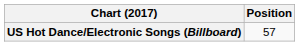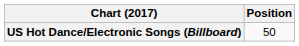(269, 31) 57 -> (269, 31) 50
